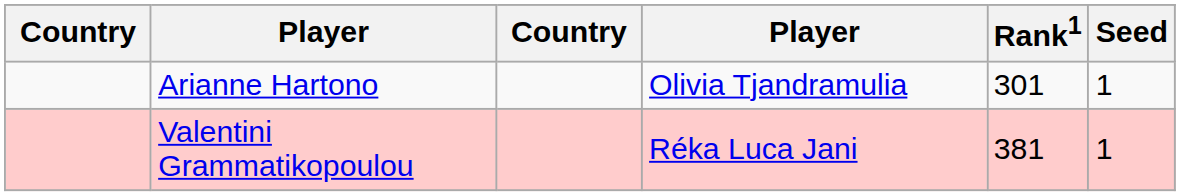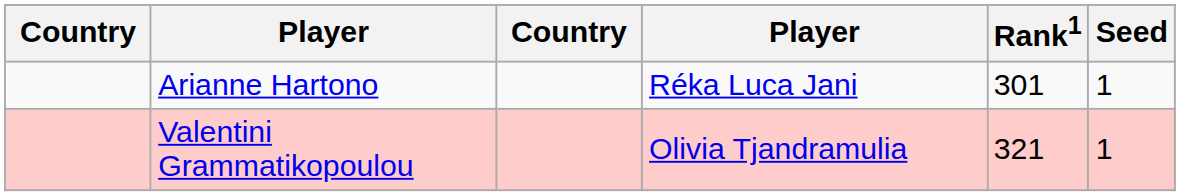(778, 84) Olivia Tjandramulia -> (753, 84) Réka Luca Jani
(753, 149) Réka Luca Jani -> (778, 149) Olivia Tjandramulia
(1019, 149) 381 -> (1019, 149) 321
